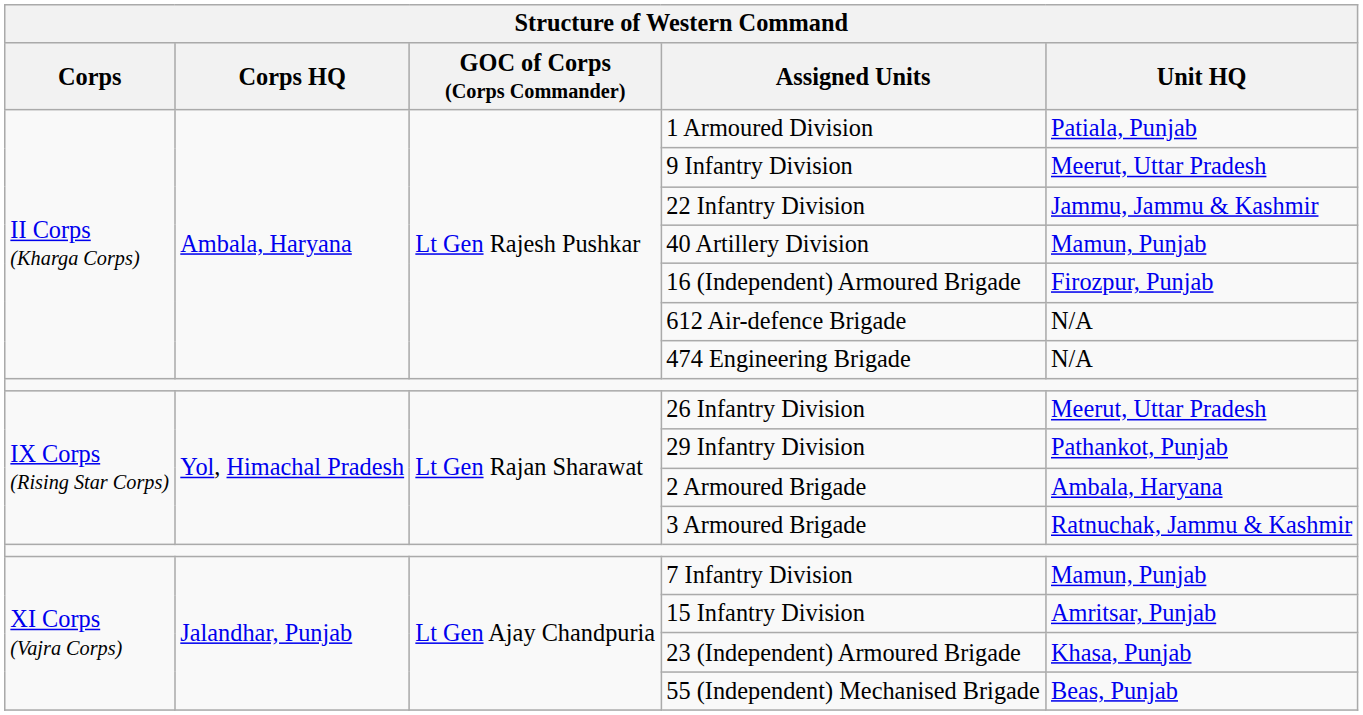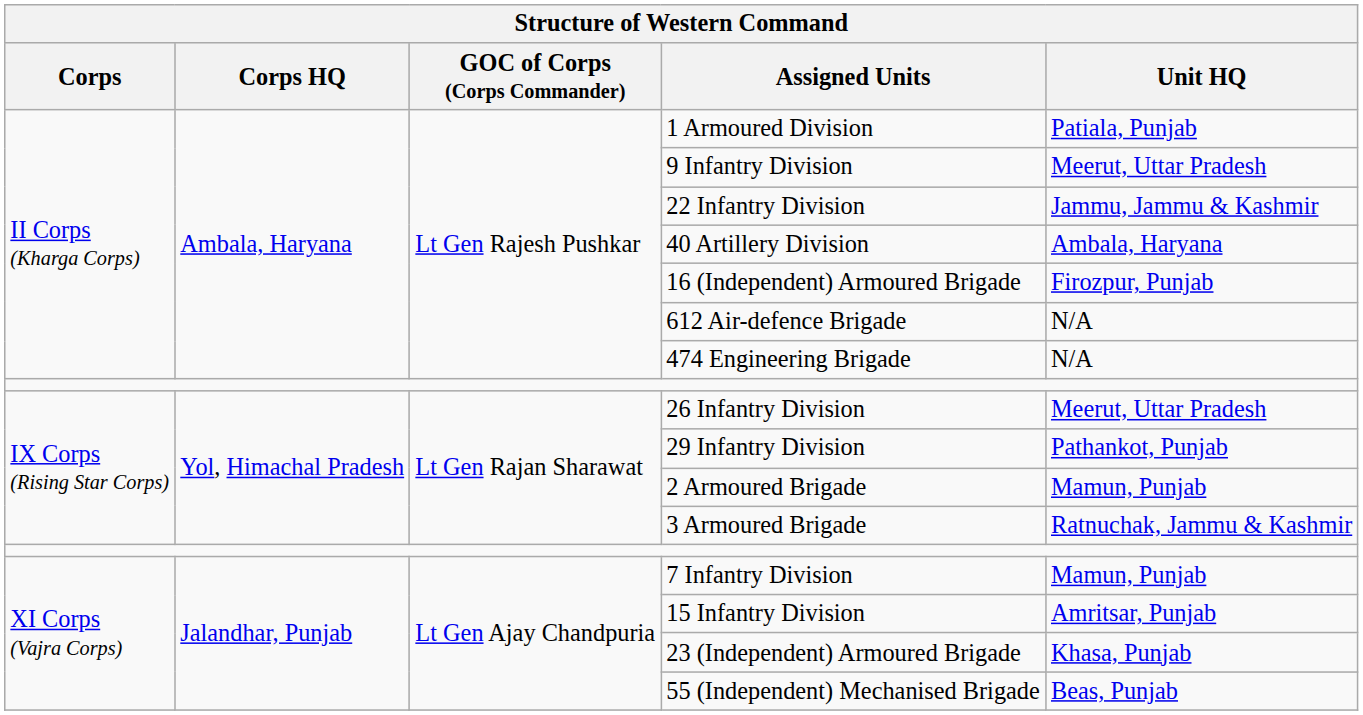(1129, 243) Mamun, Punjab -> (1137, 243) Ambala, Haryana
(1137, 486) Ambala, Haryana -> (1129, 486) Mamun, Punjab
